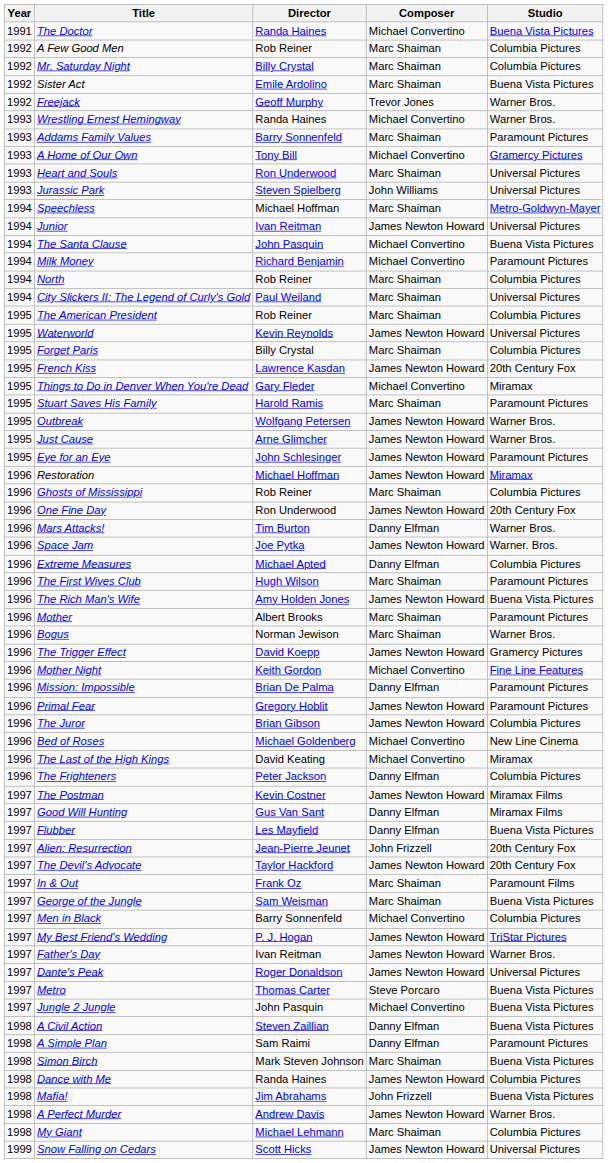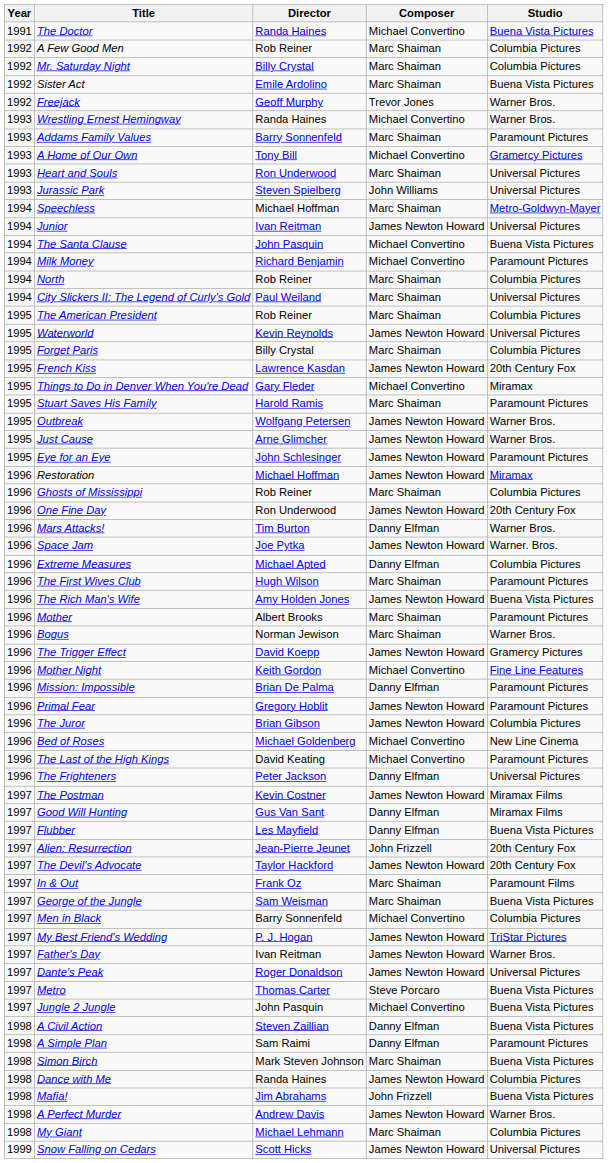(511, 759) Miramax -> (539, 759) Paramount Pictures
(535, 777) Columbia Pictures -> (535, 777) Universal Pictures
